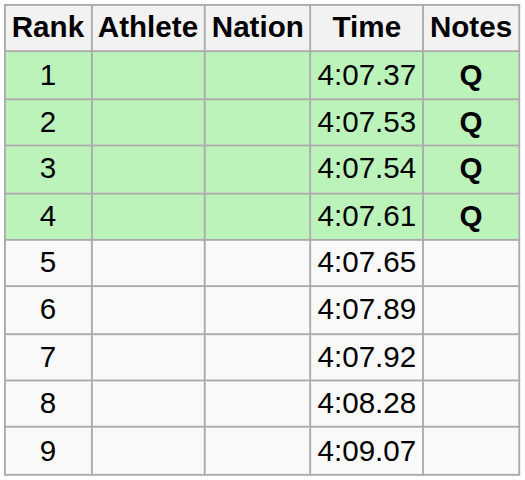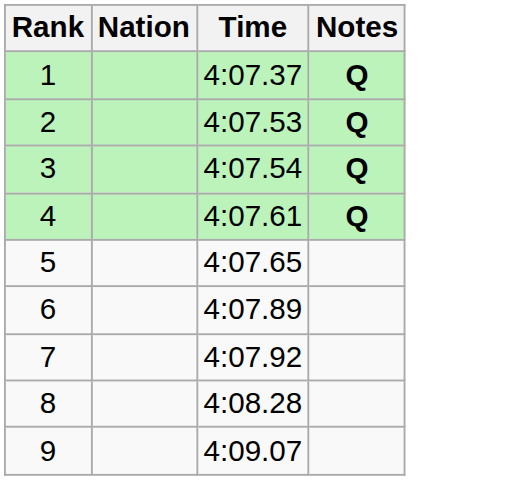- column: (148, 27)
